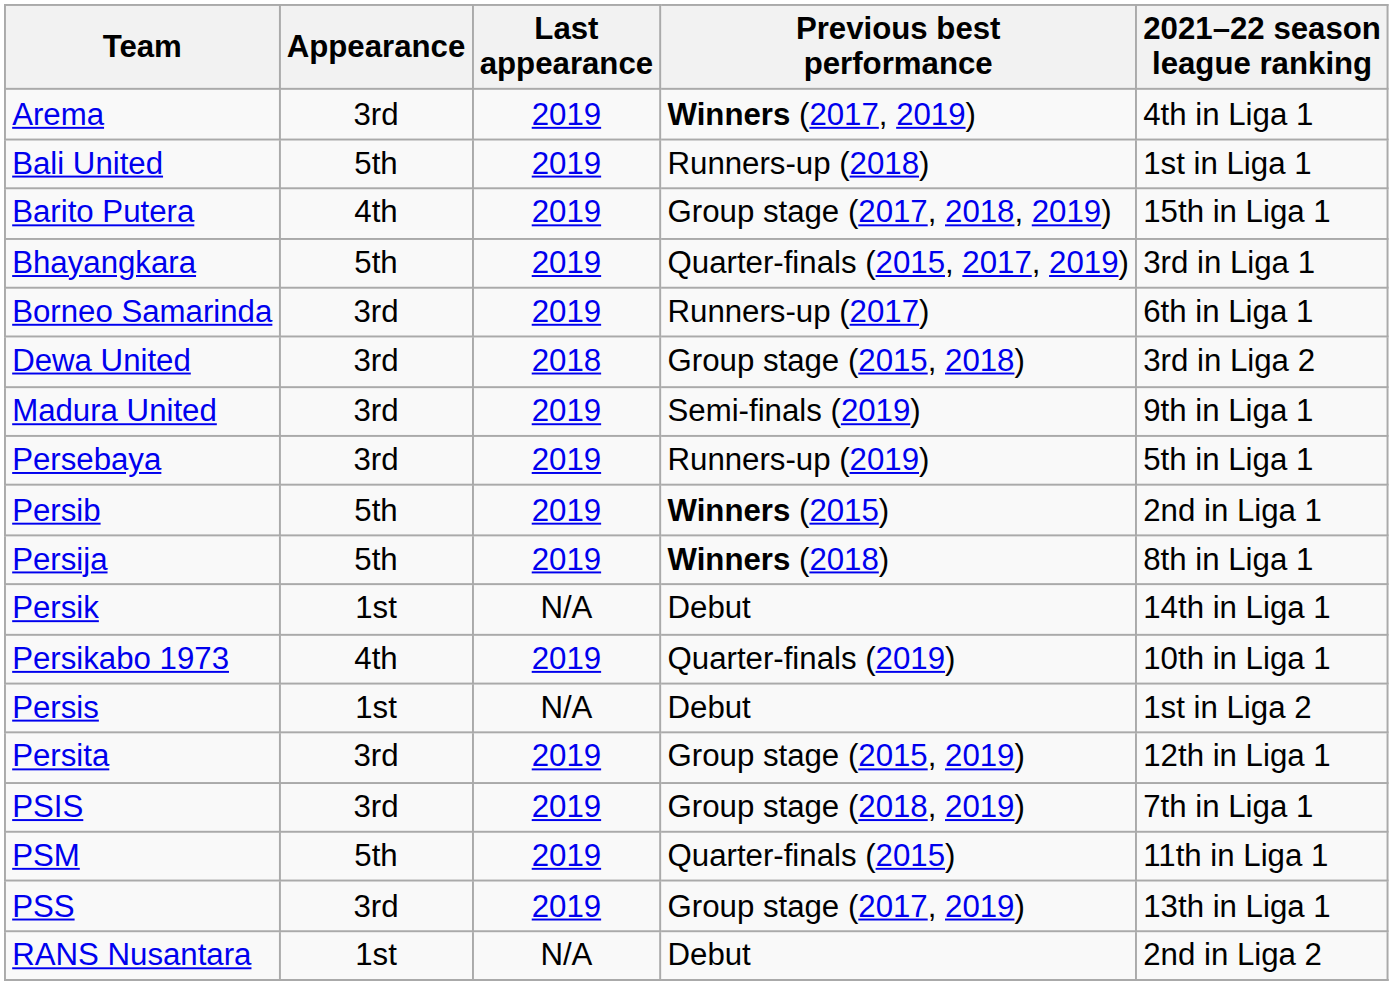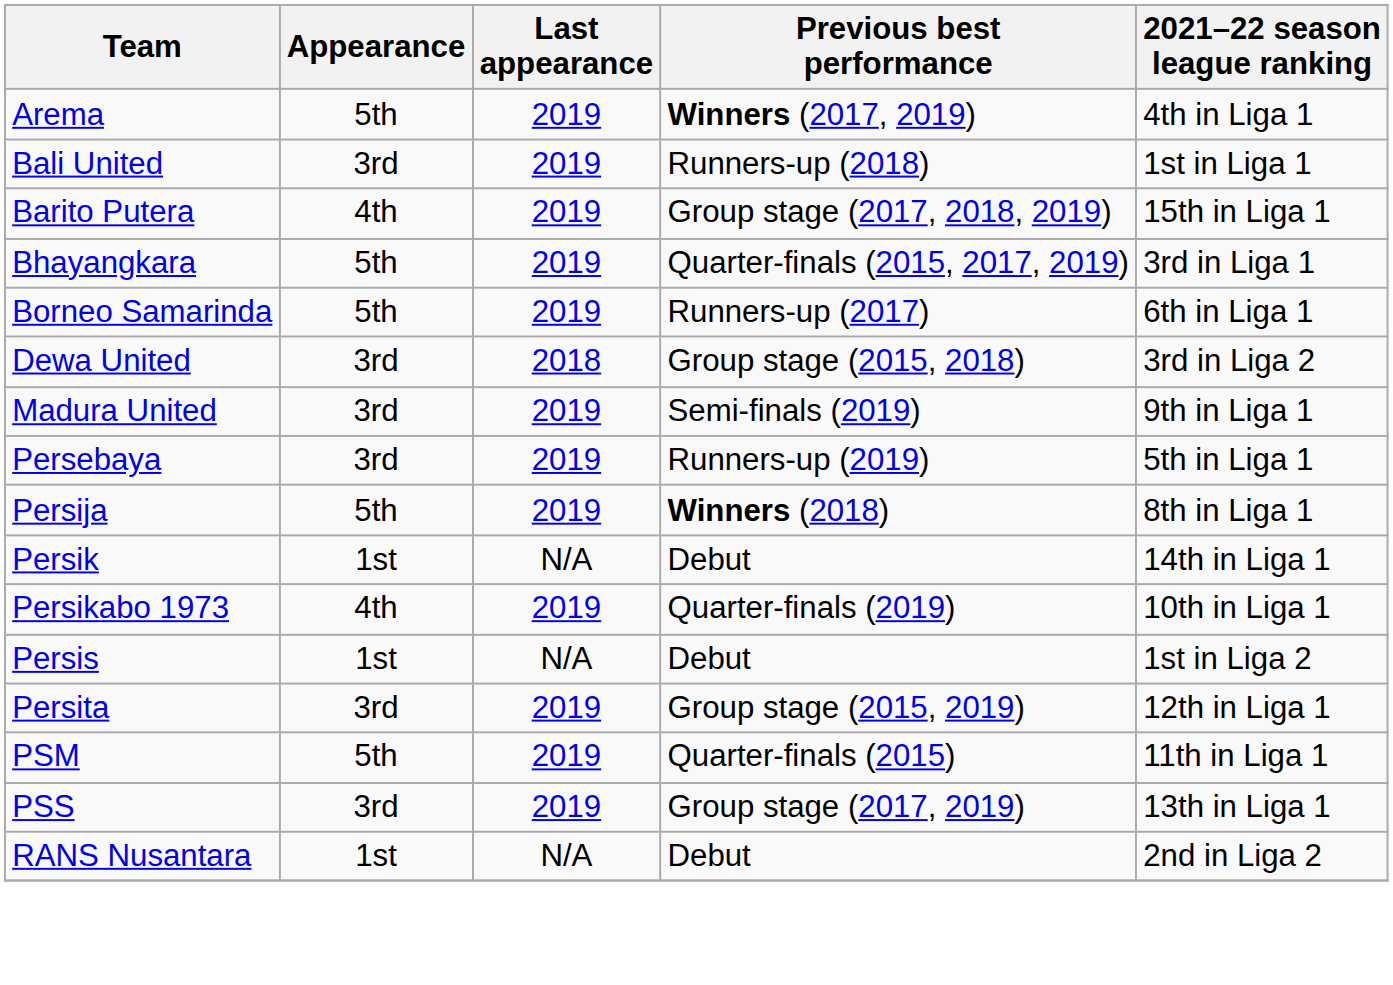(376, 113) 3rd -> (376, 113) 5th
(376, 163) 5th -> (376, 163) 3rd
(376, 311) 3rd -> (376, 311) 5th
- row: (56, 509)
- row: (48, 806)
